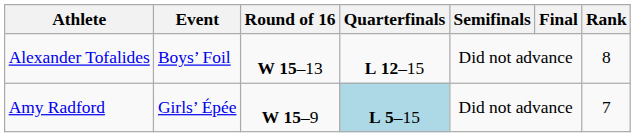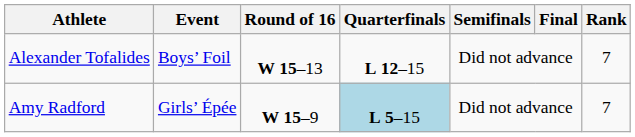(606, 58) 8 -> (606, 58) 7
